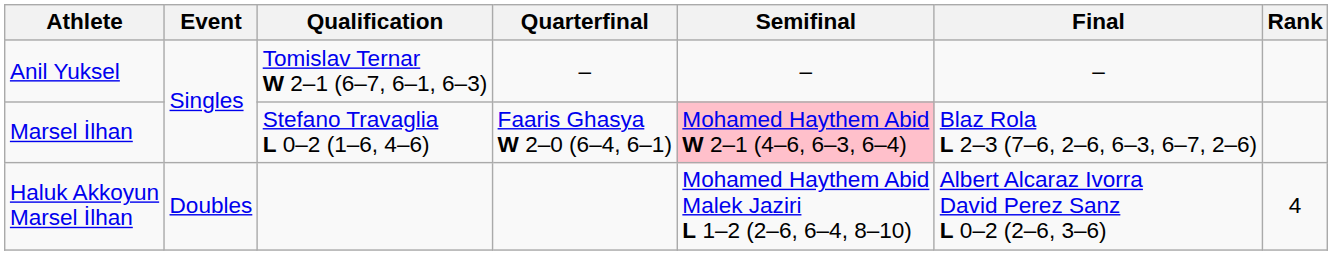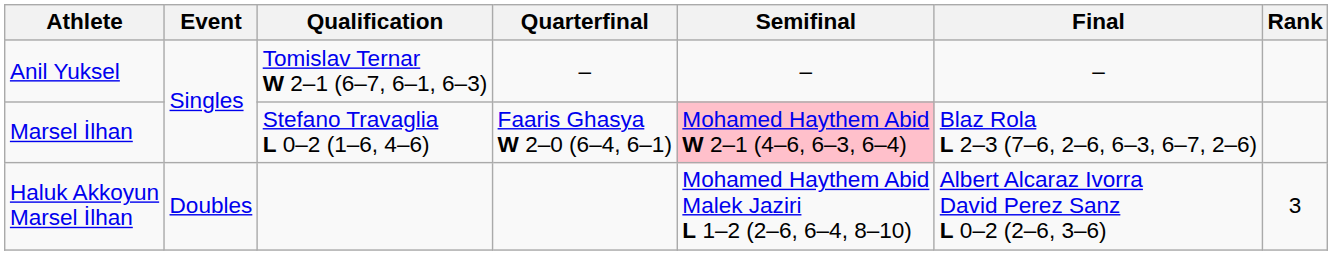(1295, 205) 4 -> (1295, 205) 3
